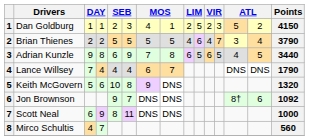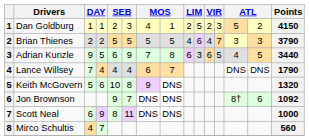(260, 40) 4 -> (260, 40) 3
(102, 55) 8 -> (102, 55) 5
(199, 55) 5 -> (199, 55) 3
